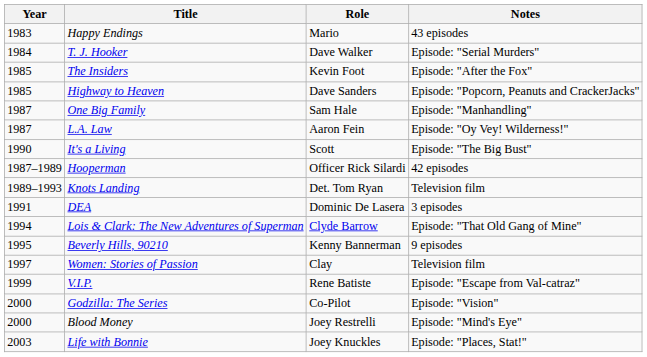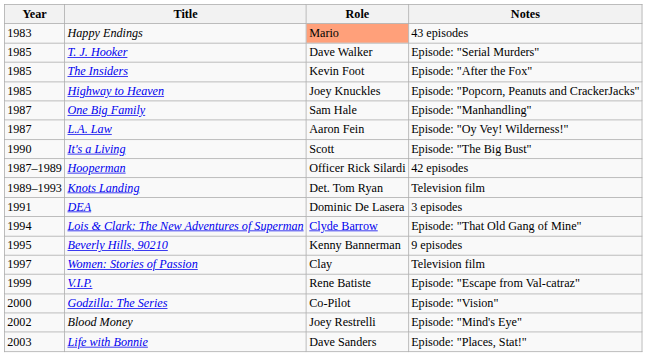(324, 33) no background -> (324, 33) lightsalmon background
(19, 52) 1984 -> (19, 52) 1985
(343, 91) Dave Sanders -> (345, 91) Joey Knuckles
(19, 322) 2000 -> (19, 322) 2002
(345, 341) Joey Knuckles -> (343, 341) Dave Sanders
